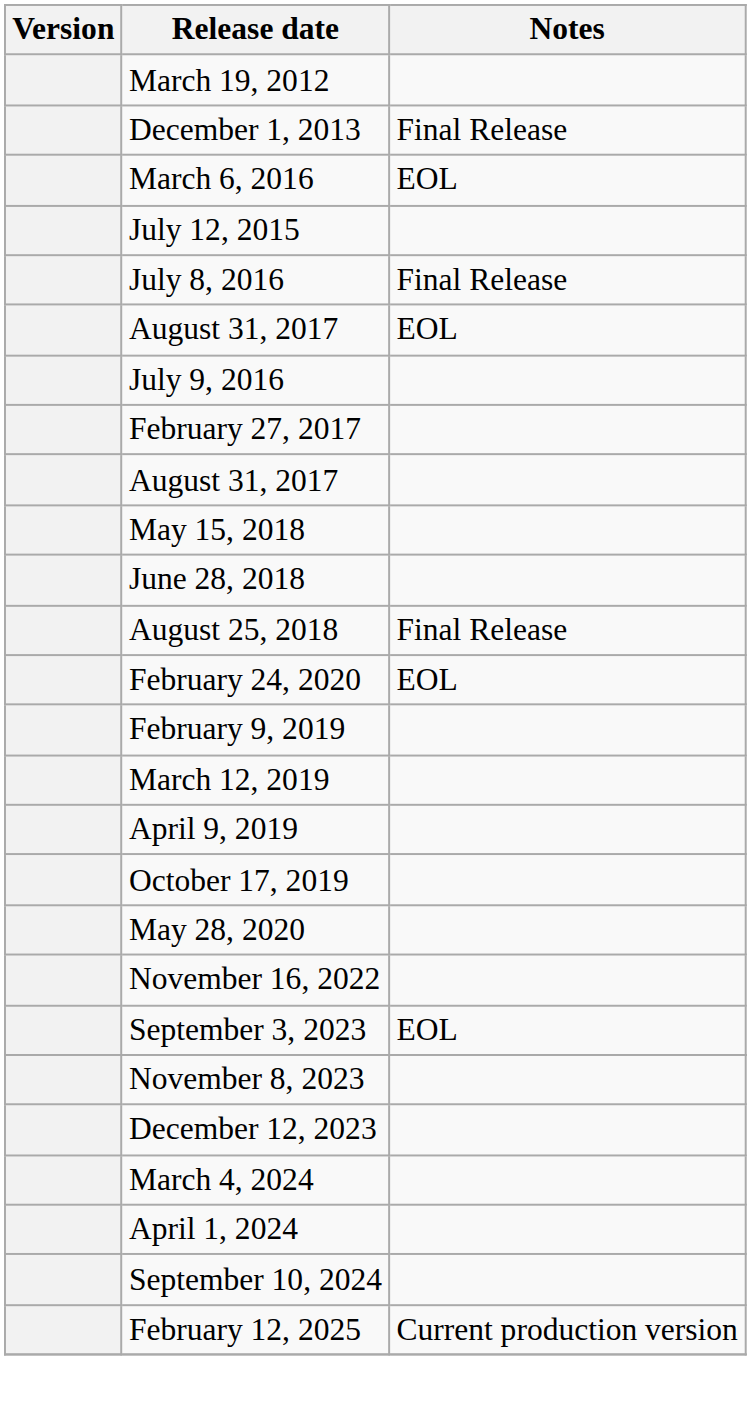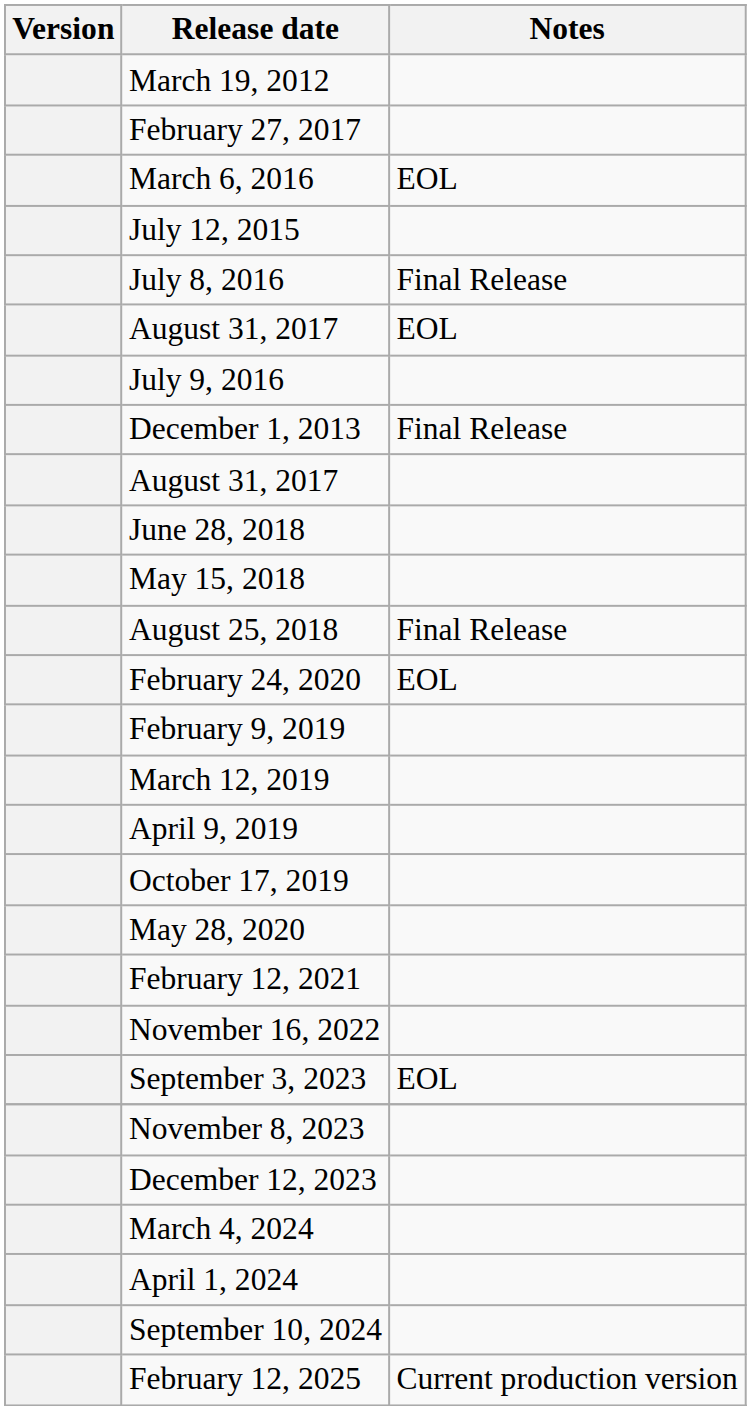rows swapped: (245, 129) <-> (245, 429)
rows swapped: (217, 529) <-> (217, 579)
+ row: (245, 979)
